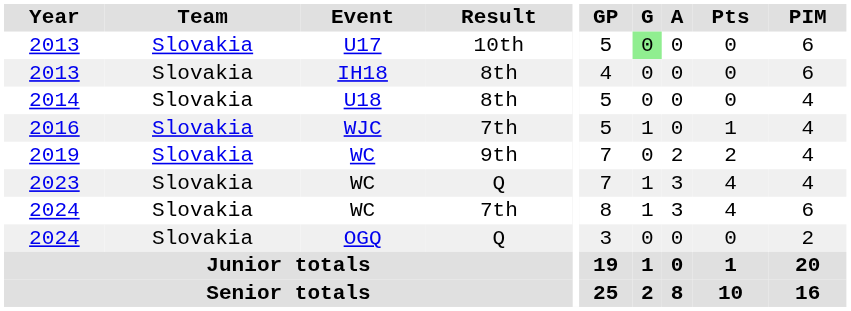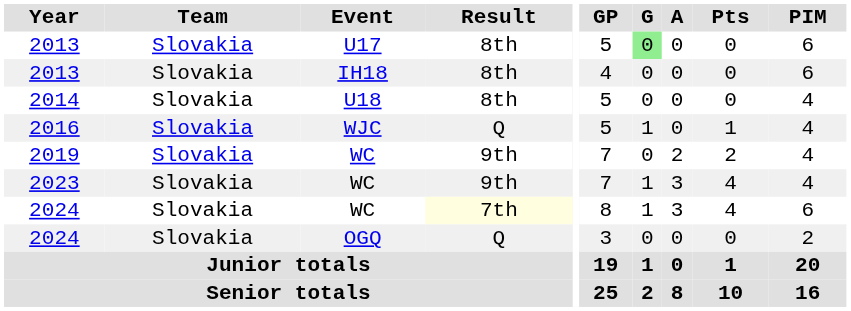(499, 45) 10th -> (499, 45) 8th
(499, 128) 7th -> (499, 128) Q
(499, 183) Q -> (499, 183) 9th
(499, 211) no background -> (499, 211) lightyellow background
